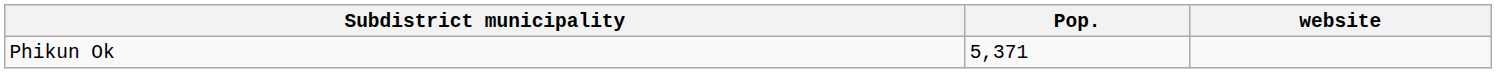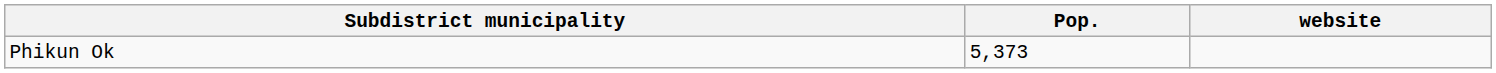(999, 52) 5,371 -> (999, 52) 5,373
